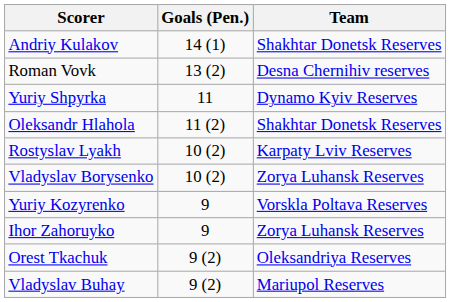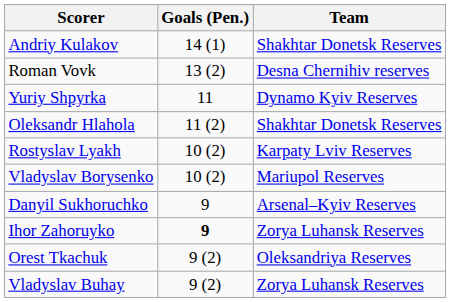(340, 177) Zorya Luhansk Reserves -> (320, 177) Mariupol Reserves
+ row: (78, 204)
- row: (66, 204)
(205, 230) normal -> (205, 230) bold
(320, 284) Mariupol Reserves -> (340, 284) Zorya Luhansk Reserves
